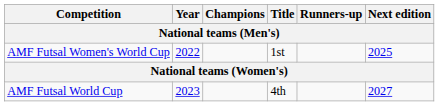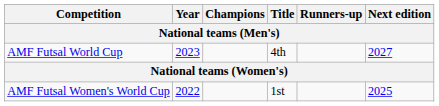rows swapped: (65, 91) <-> (88, 52)
